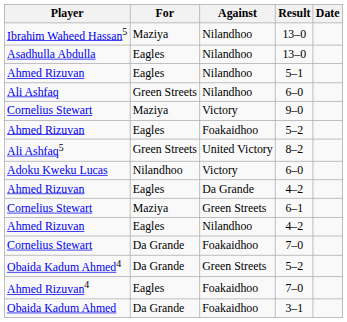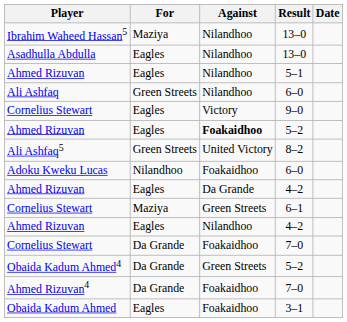(150, 110) Maziya -> (148, 110) Eagles
(230, 129) normal -> (232, 129) bold
(220, 170) Victory -> (230, 170) Foakaidhoo
(148, 287) Eagles -> (159, 287) Da Grande
(159, 308) Da Grande -> (148, 308) Eagles
